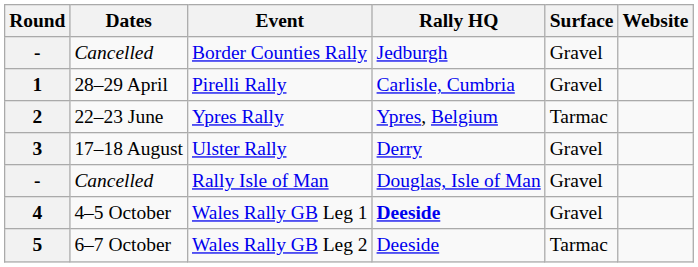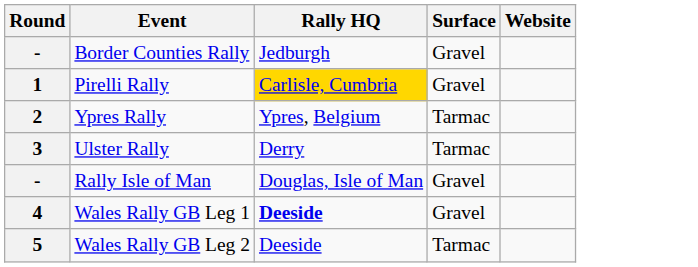- column: (129, 20)
(446, 84) no background -> (328, 84) gold background
(576, 149) Gravel -> (461, 149) Tarmac
